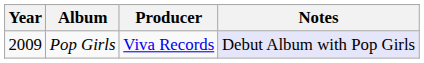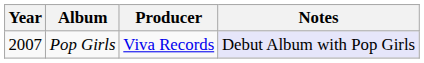(25, 44) 2009 -> (25, 44) 2007
